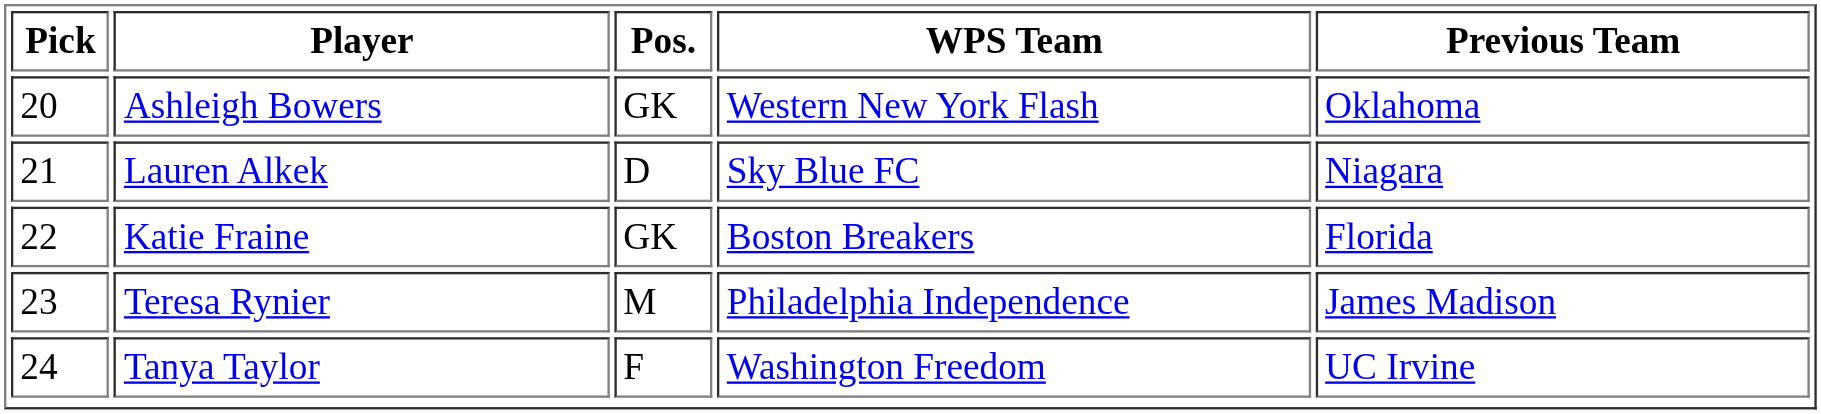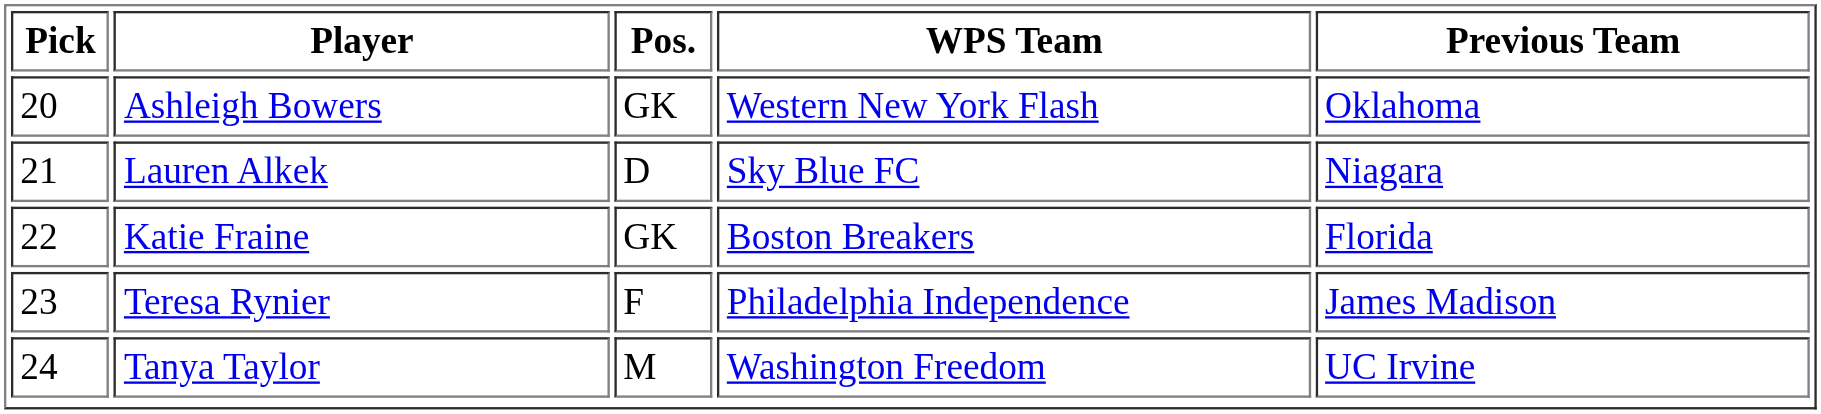(640, 301) M -> (634, 301) F
(634, 366) F -> (640, 366) M
